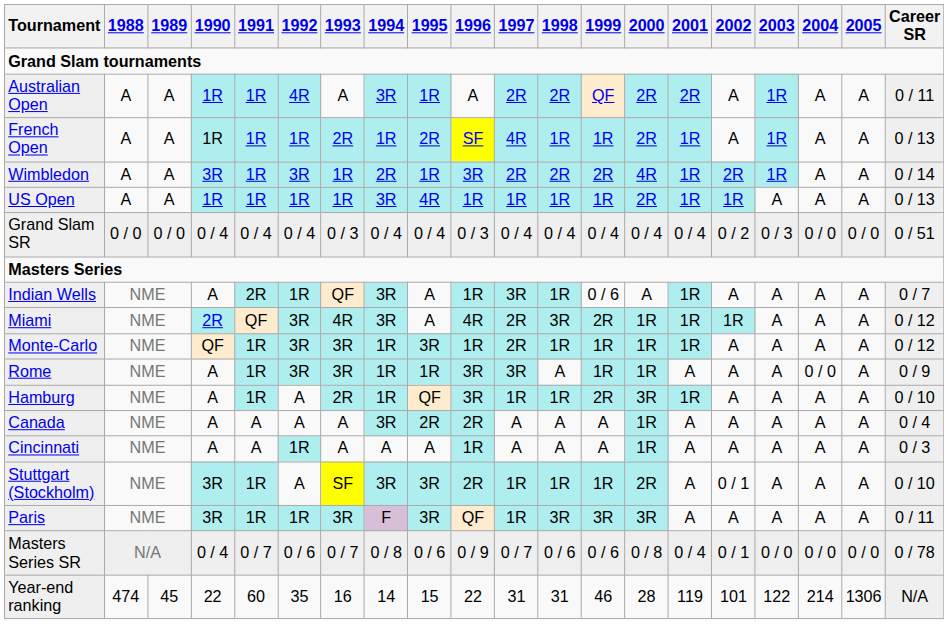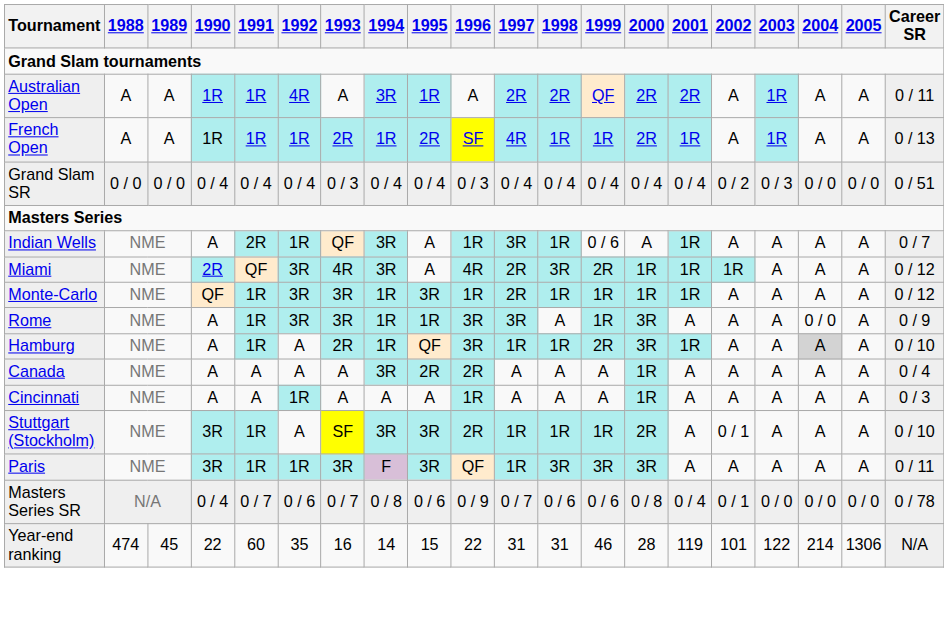- row: (49, 174)
- row: (41, 199)
(647, 371) 1R -> (647, 320) 3R
(820, 397) no background -> (820, 346) lightgrey background
